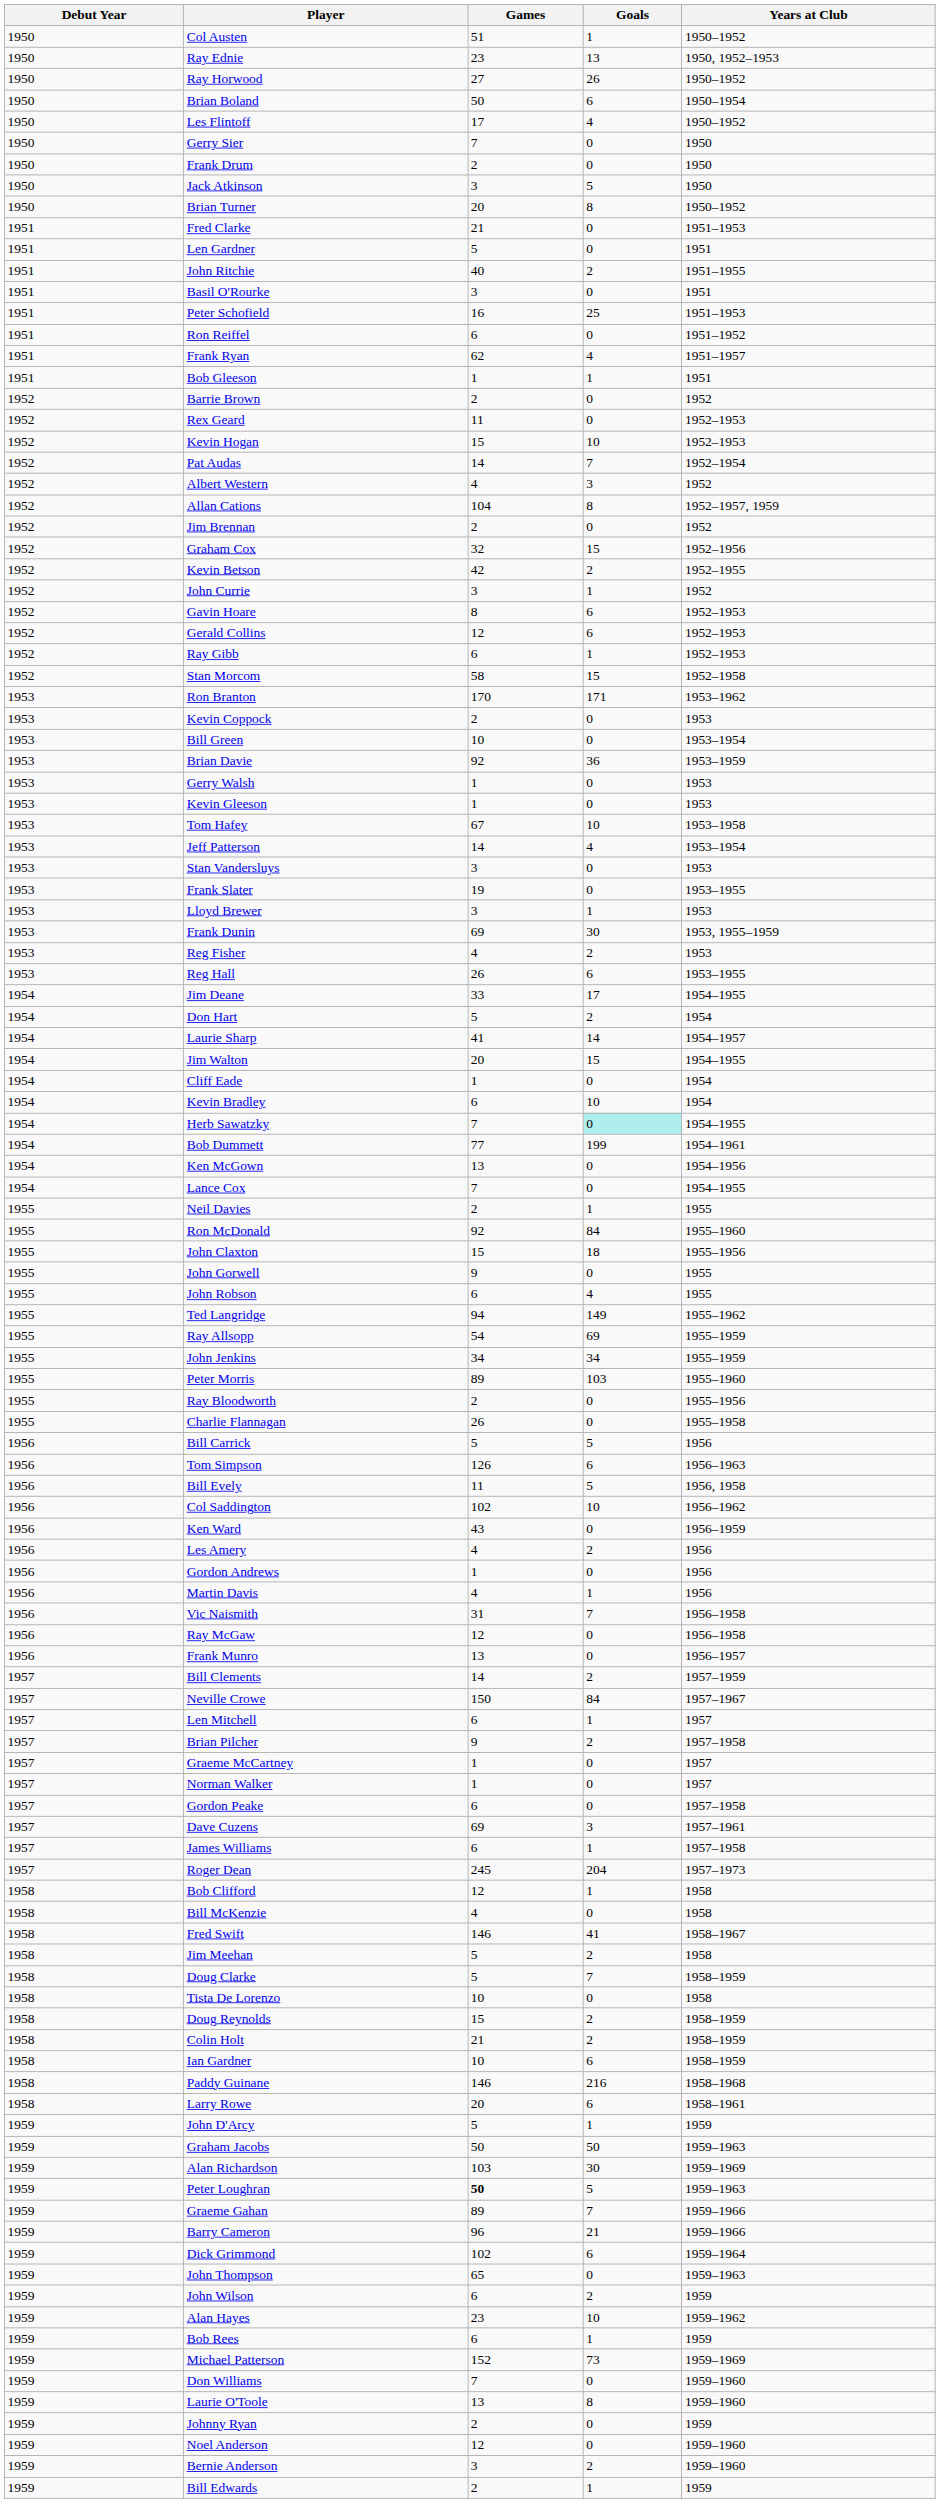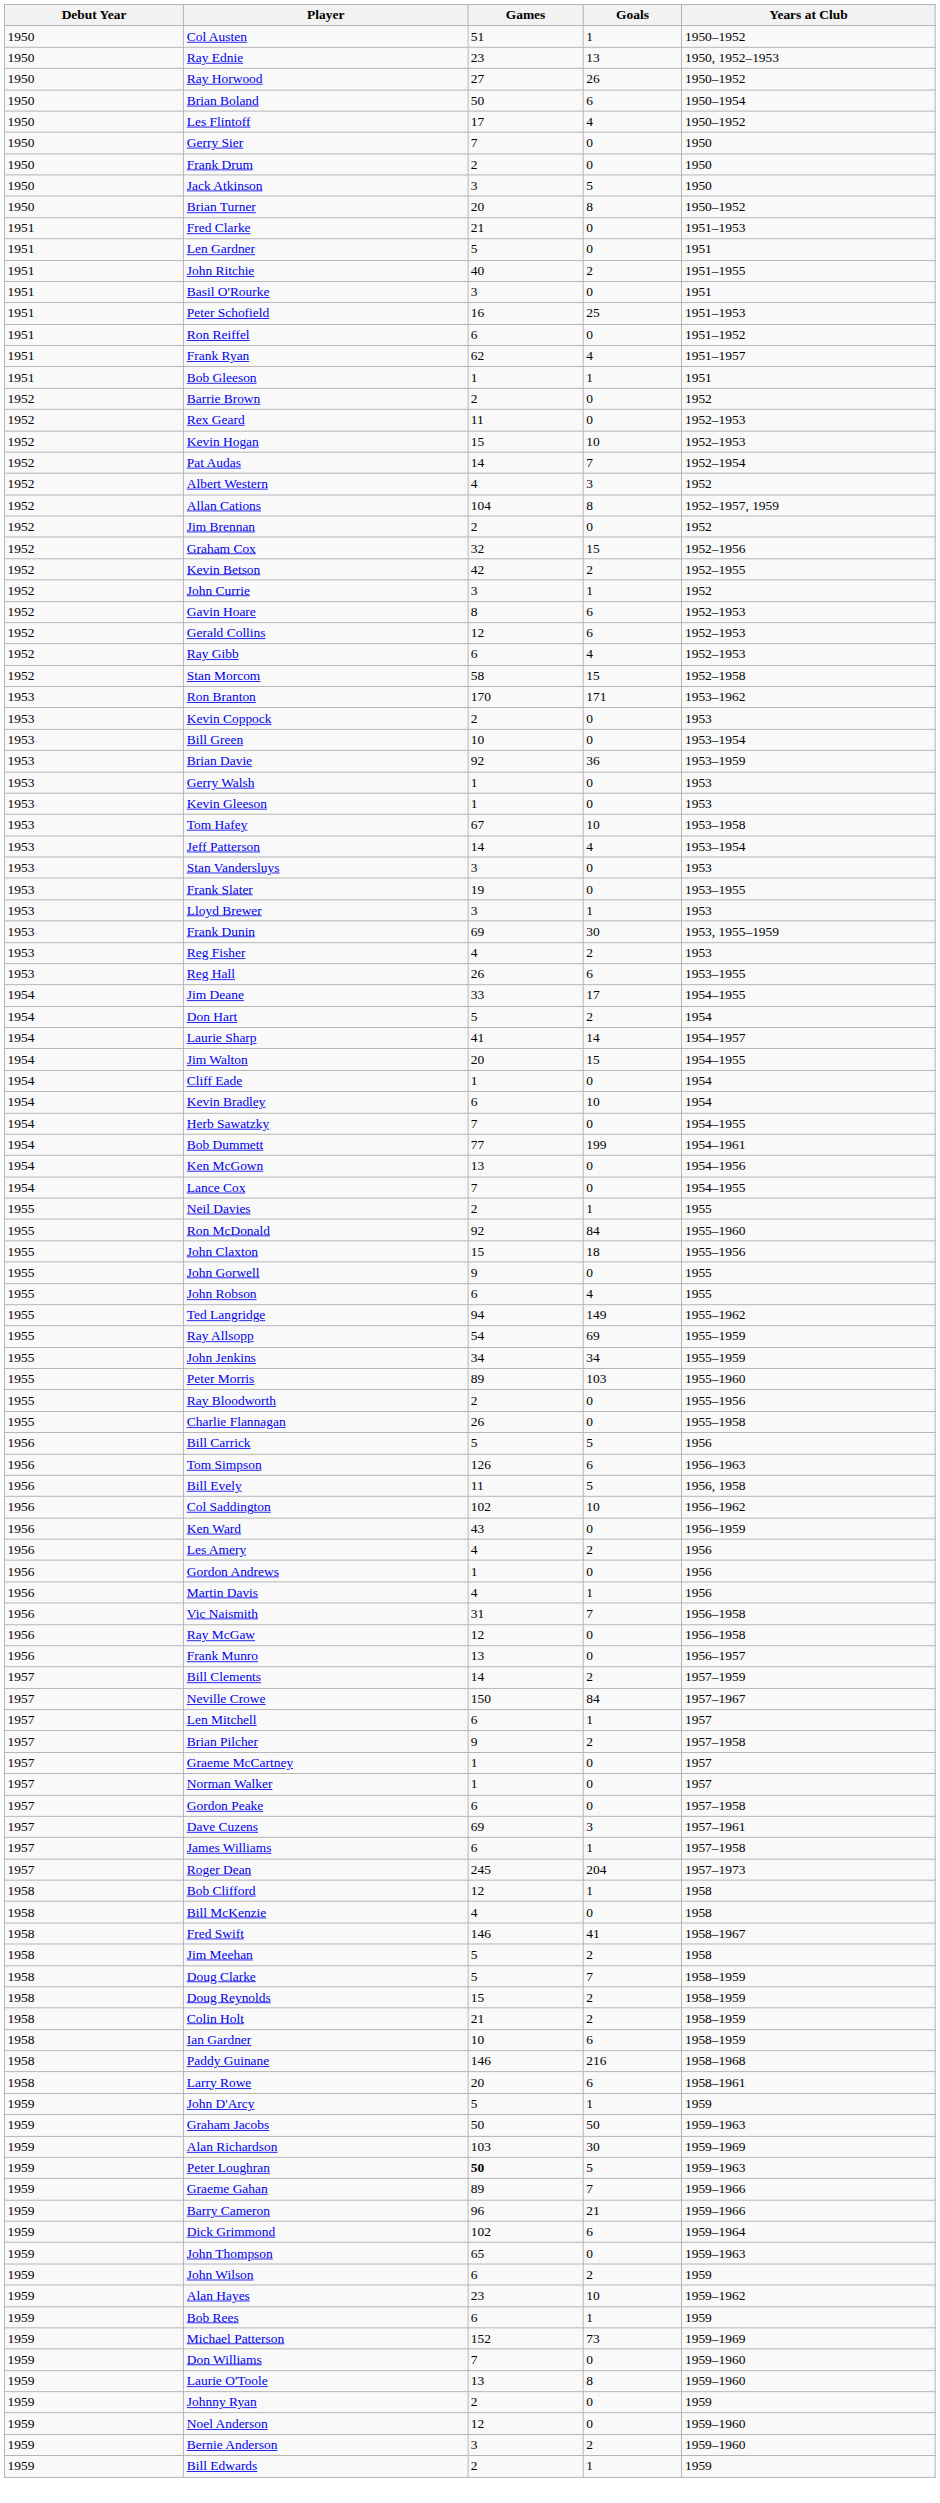(590, 654) 1 -> (590, 654) 4
(590, 1123) paleturquoise background -> (590, 1123) no background
- row: (234, 1997)
